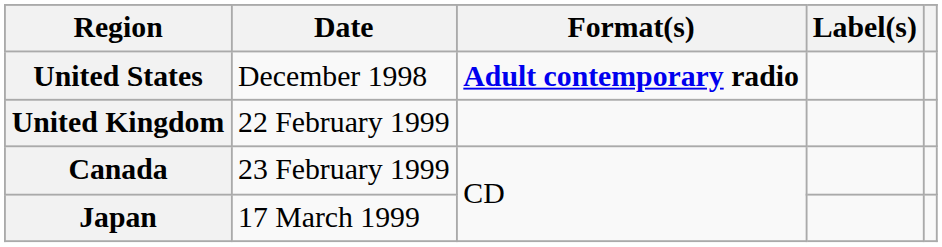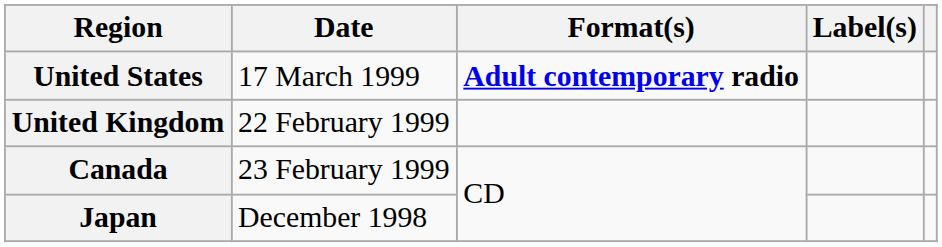(333, 75) December 1998 -> (329, 75) 17 March 1999
(329, 216) 17 March 1999 -> (333, 216) December 1998
